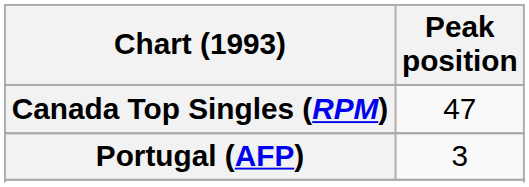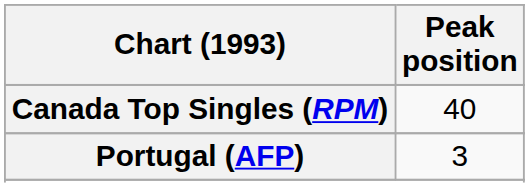(460, 108) 47 -> (460, 108) 40
